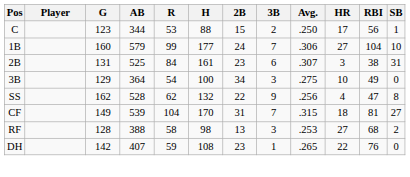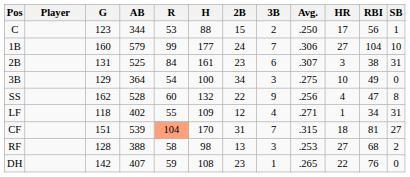(171, 96) 62 -> (171, 96) 60
+ row: (15, 113)
(103, 113) 149 -> (103, 130) 151
(171, 113) no background -> (171, 130) lightsalmon background
